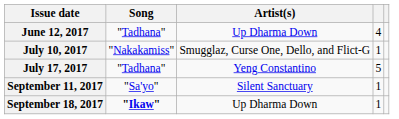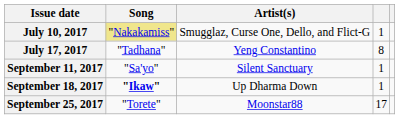- row: (55, 31)
(141, 50) no background -> (141, 31) khaki background
(378, 68) 5 -> (381, 50) 8
+ row: (55, 104)
